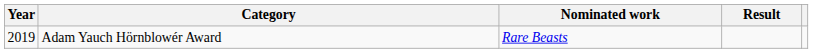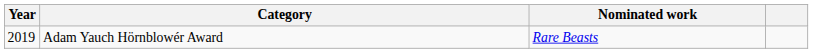- column: (762, 15)
